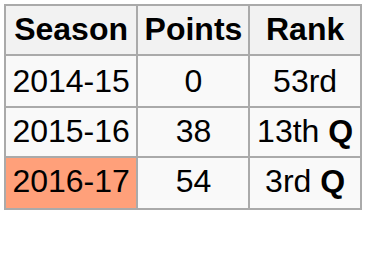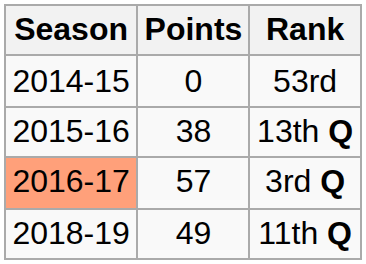(193, 182) 54 -> (193, 182) 57
+ row: (305, 232)
